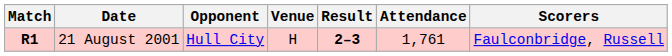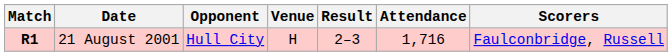(347, 40) bold -> (347, 40) normal
(423, 40) 1,761 -> (423, 40) 1,716
